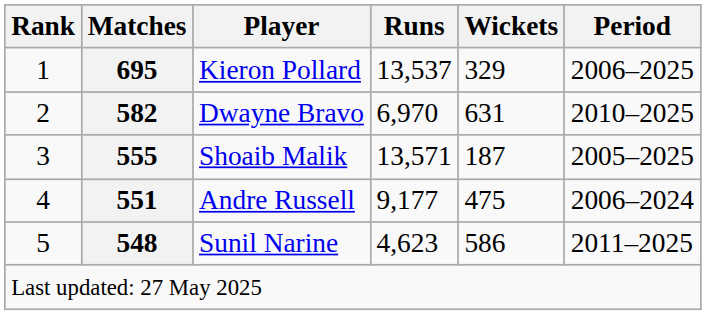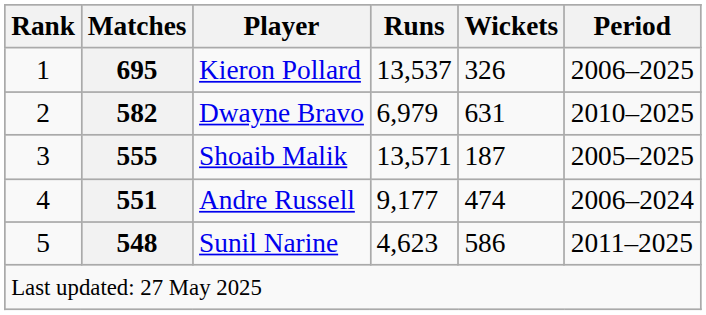(485, 69) 329 -> (485, 69) 326
(407, 112) 6,970 -> (407, 112) 6,979
(485, 199) 475 -> (485, 199) 474
